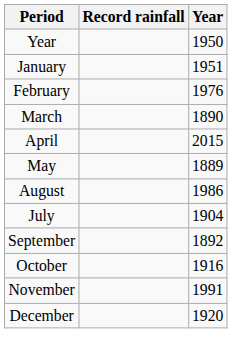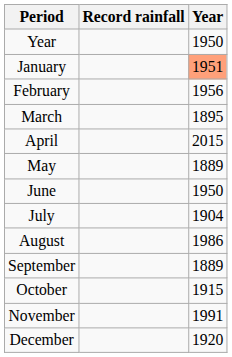(208, 66) no background -> (208, 66) lightsalmon background
(208, 91) 1976 -> (208, 91) 1956
(208, 116) 1890 -> (208, 116) 1895
+ row: (42, 191)
rows swapped: (42, 215) <-> (42, 191)
(208, 240) 1892 -> (208, 265) 1889
(208, 265) 1916 -> (208, 290) 1915
